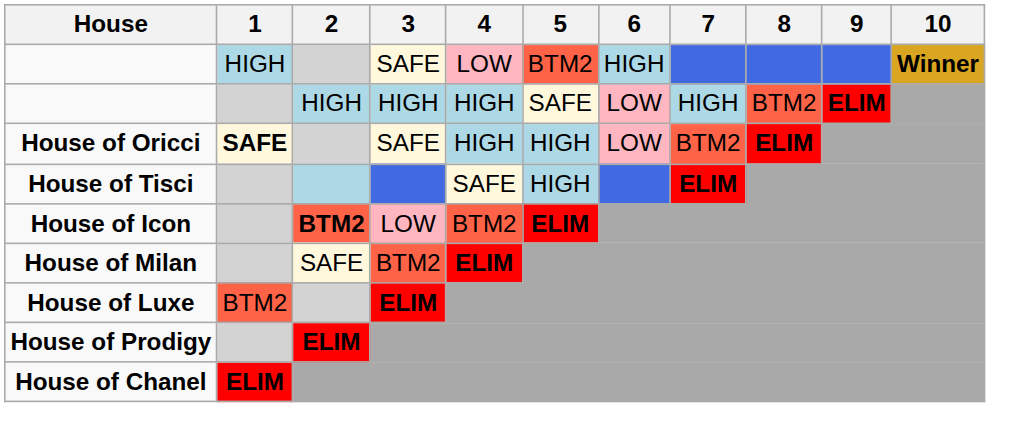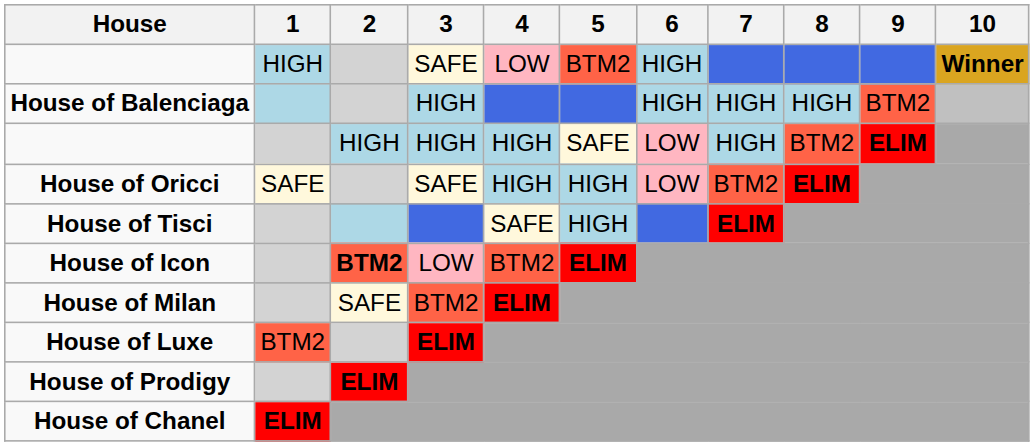+ row: (130, 104)
(255, 143) bold -> (293, 183) normal
